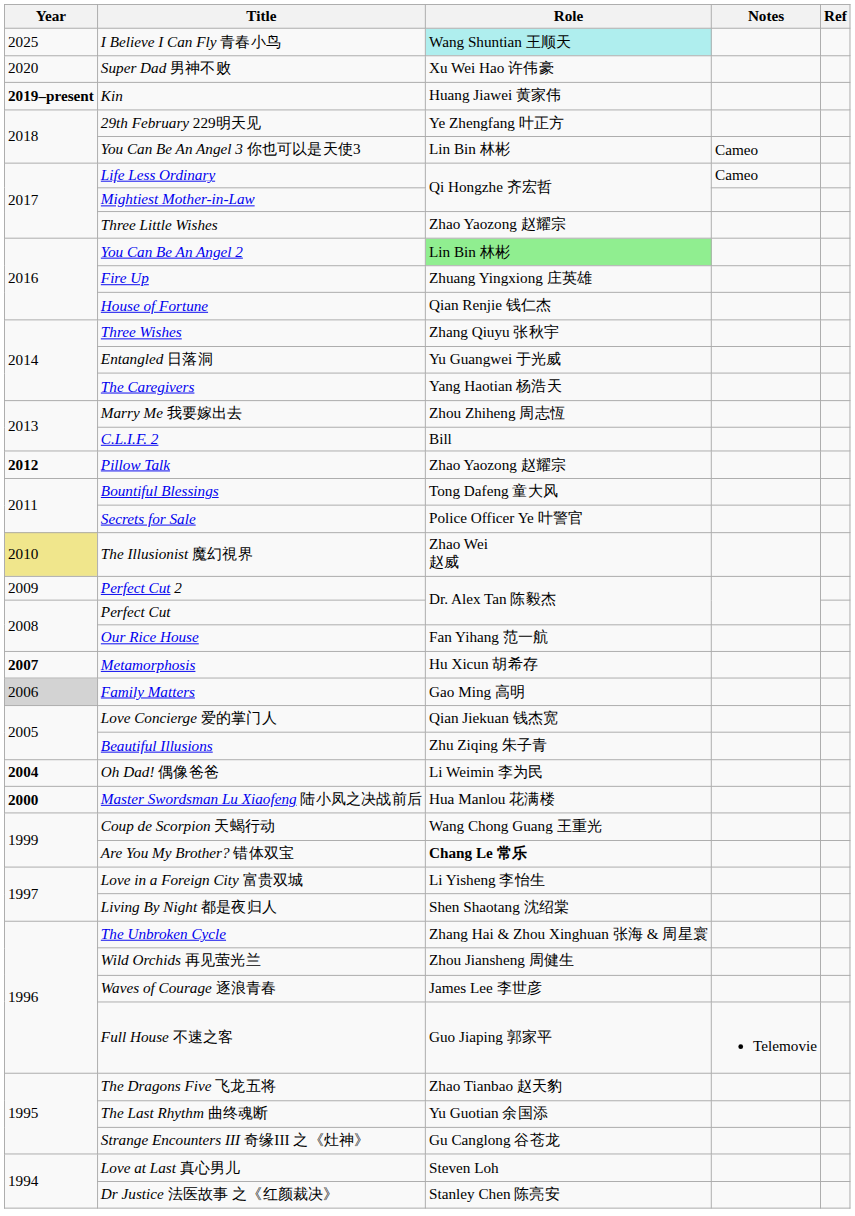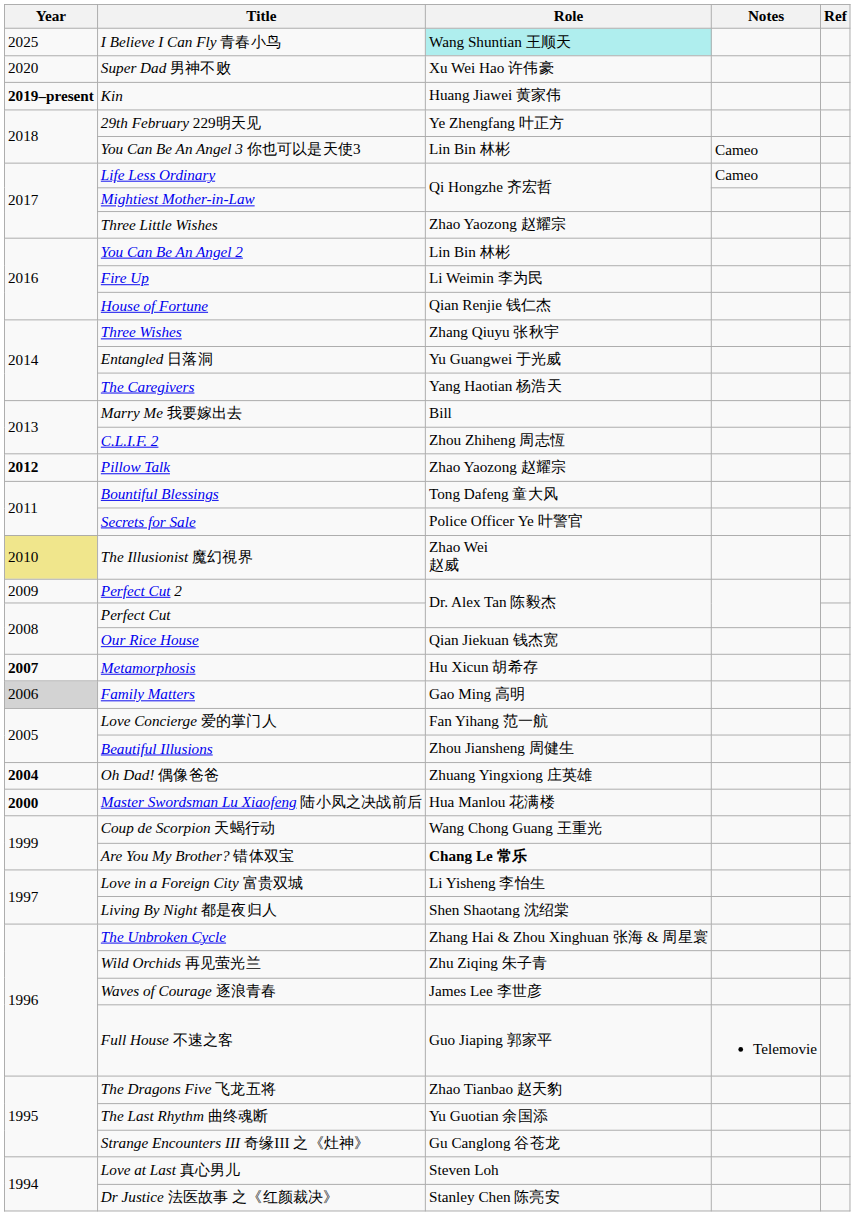(470, 251) lightgreen background -> (470, 251) no background
(511, 278) Zhuang Yingxiong 庄英雄 -> (486, 278) Li Weimin 李为民
(497, 413) Zhou Zhiheng 周志恆 -> (440, 413) Bill
(440, 439) Bill -> (497, 440) Zhou Zhiheng 周志恆
(489, 637) Fan Yihang 范一航 -> (494, 640) Qian Jiekuan 钱杰宽
(494, 718) Qian Jiekuan 钱杰宽 -> (489, 721) Fan Yihang 范一航
(488, 745) Zhu Ziqing 朱子青 -> (502, 748) Zhou Jiansheng 周健生
(486, 772) Li Weimin 李为民 -> (511, 775) Zhuang Yingxiong 庄英雄
(502, 960) Zhou Jiansheng 周健生 -> (488, 963) Zhu Ziqing 朱子青
